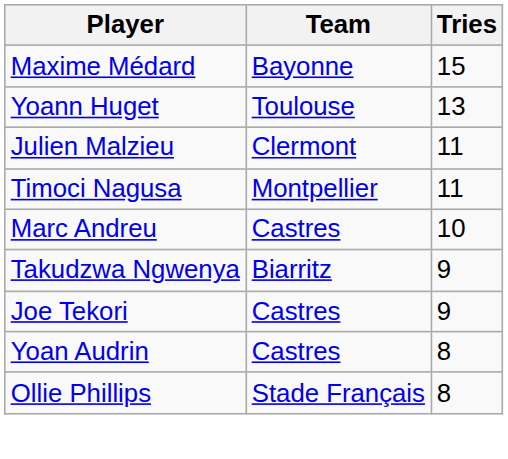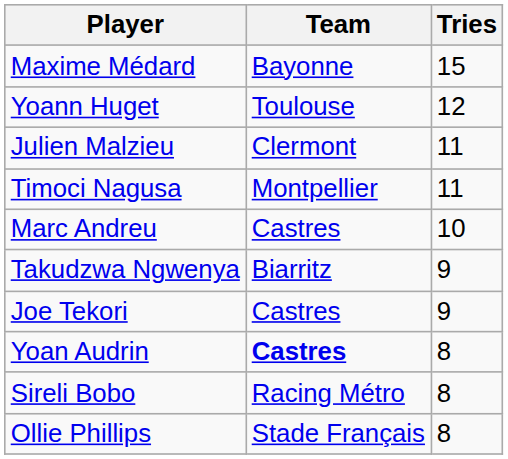(451, 106) 13 -> (451, 106) 12
(296, 351) normal -> (299, 351) bold
+ row: (73, 392)
